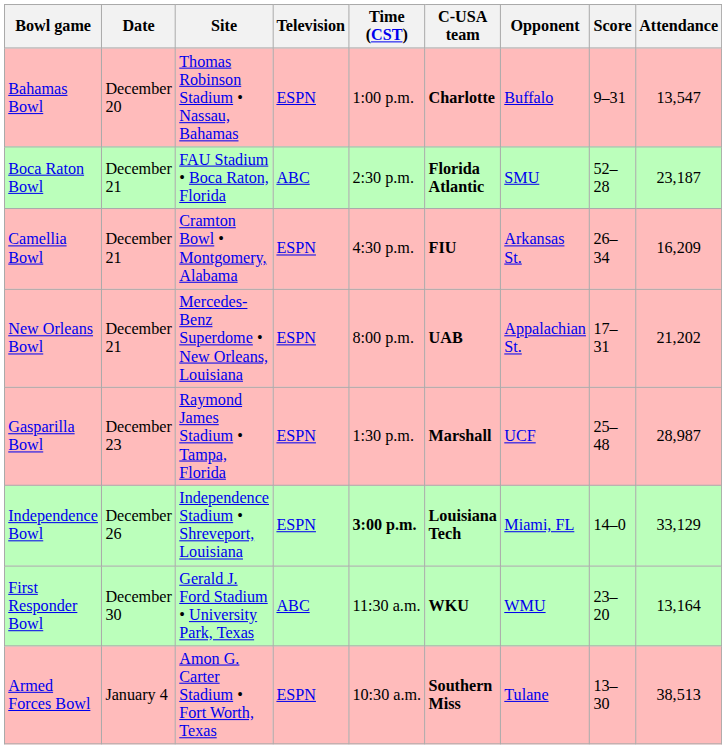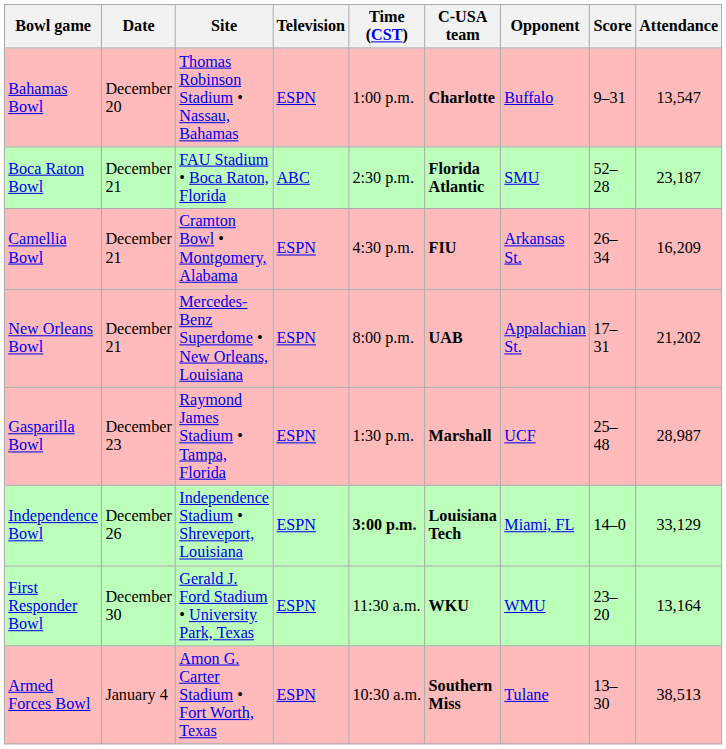(293, 605) ABC -> (296, 605) ESPN
